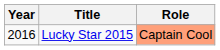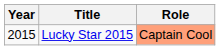(21, 35) 2016 -> (21, 35) 2015
